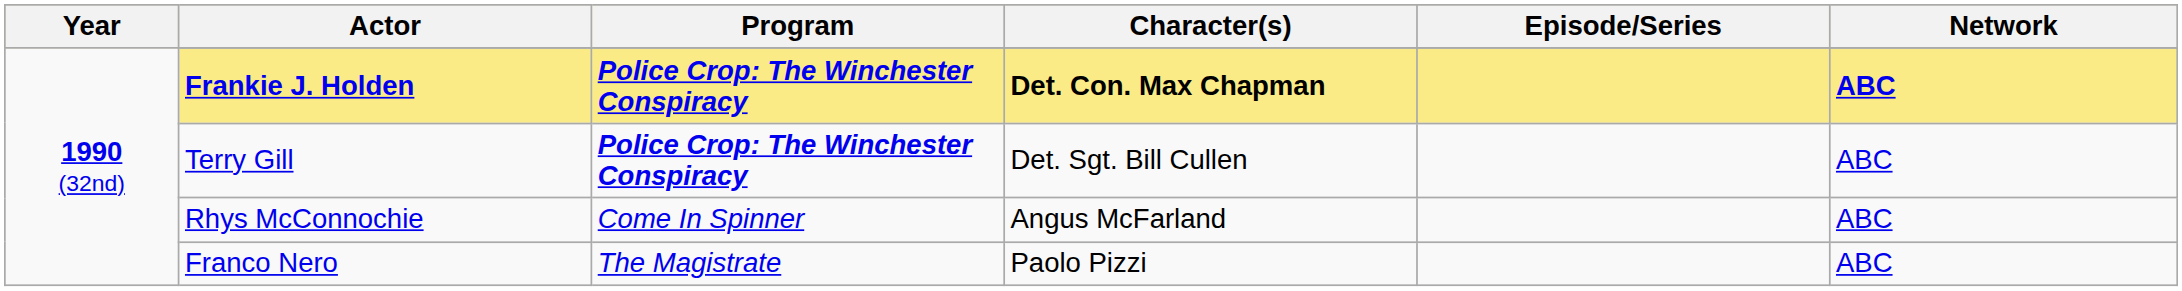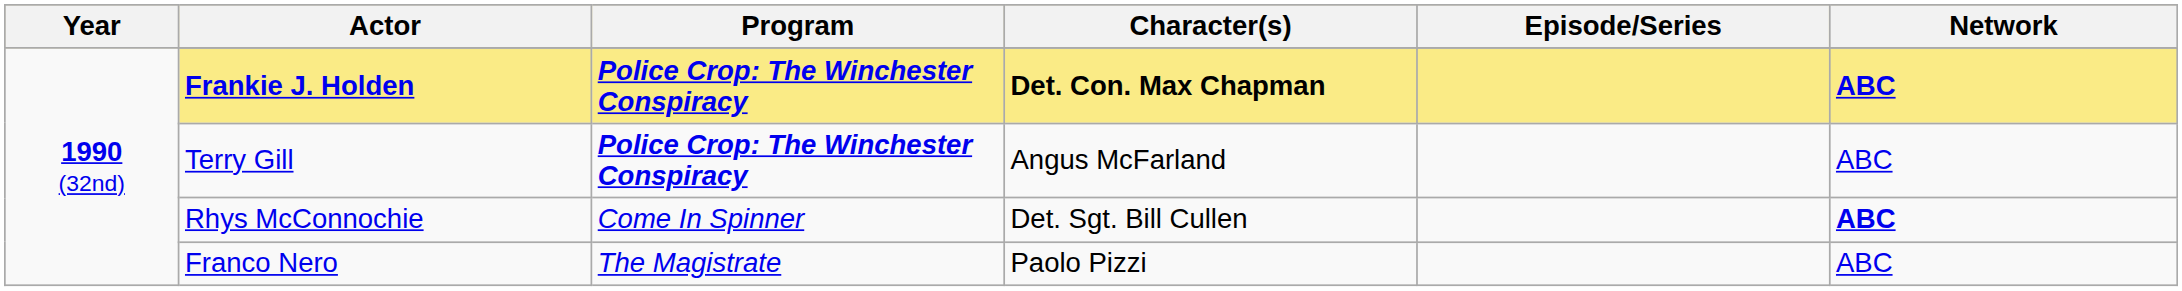(1129, 160) Det. Sgt. Bill Cullen -> (1118, 160) Angus McFarland
(1118, 219) Angus McFarland -> (1129, 219) Det. Sgt. Bill Cullen
(1864, 219) normal -> (1866, 219) bold
